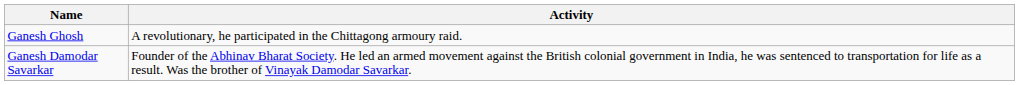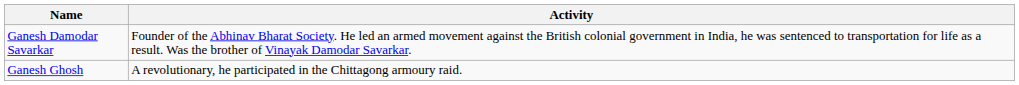rows swapped: (53, 63) <-> (45, 35)
